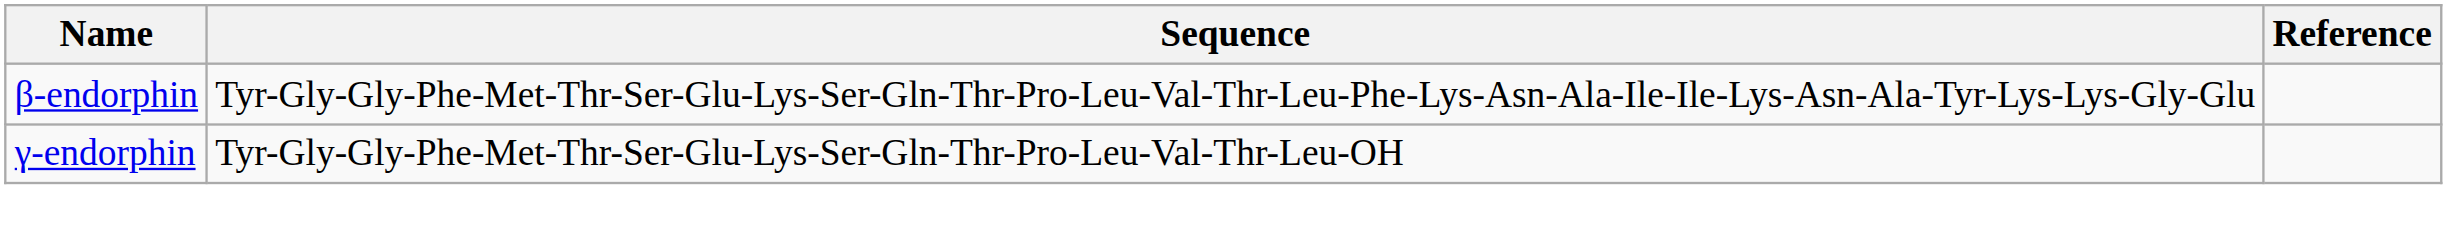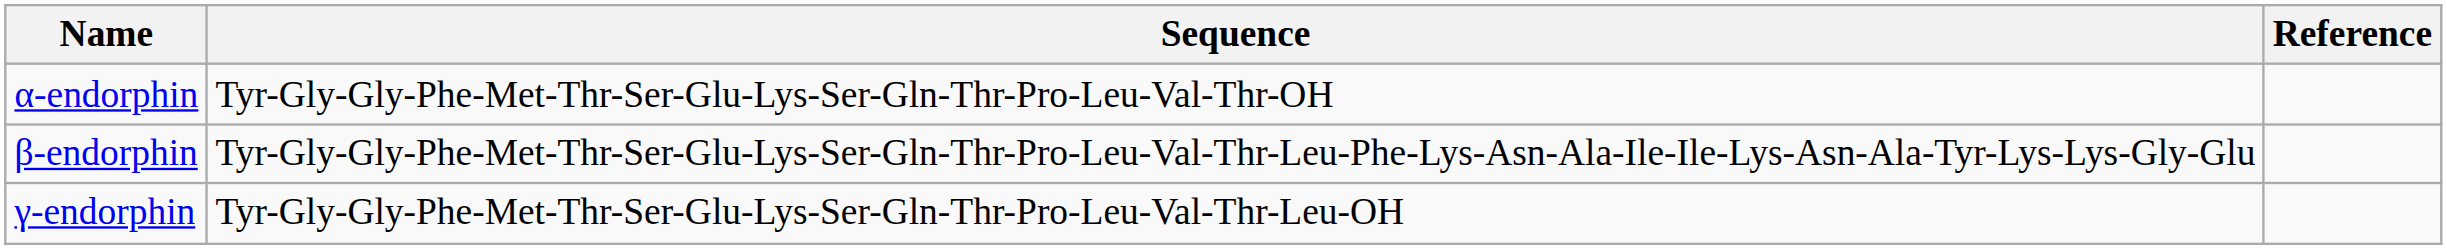+ row: (106, 93)
